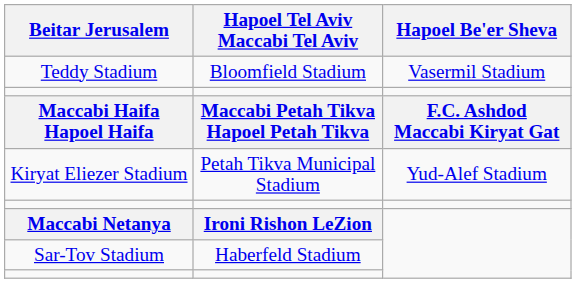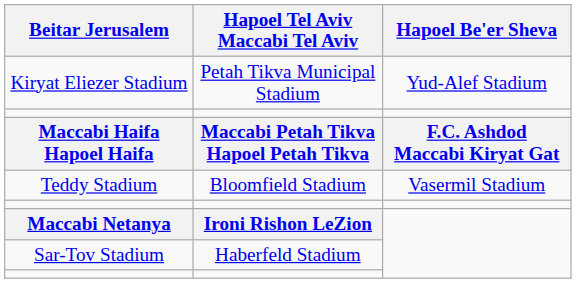rows swapped: (99, 71) <-> (99, 173)
